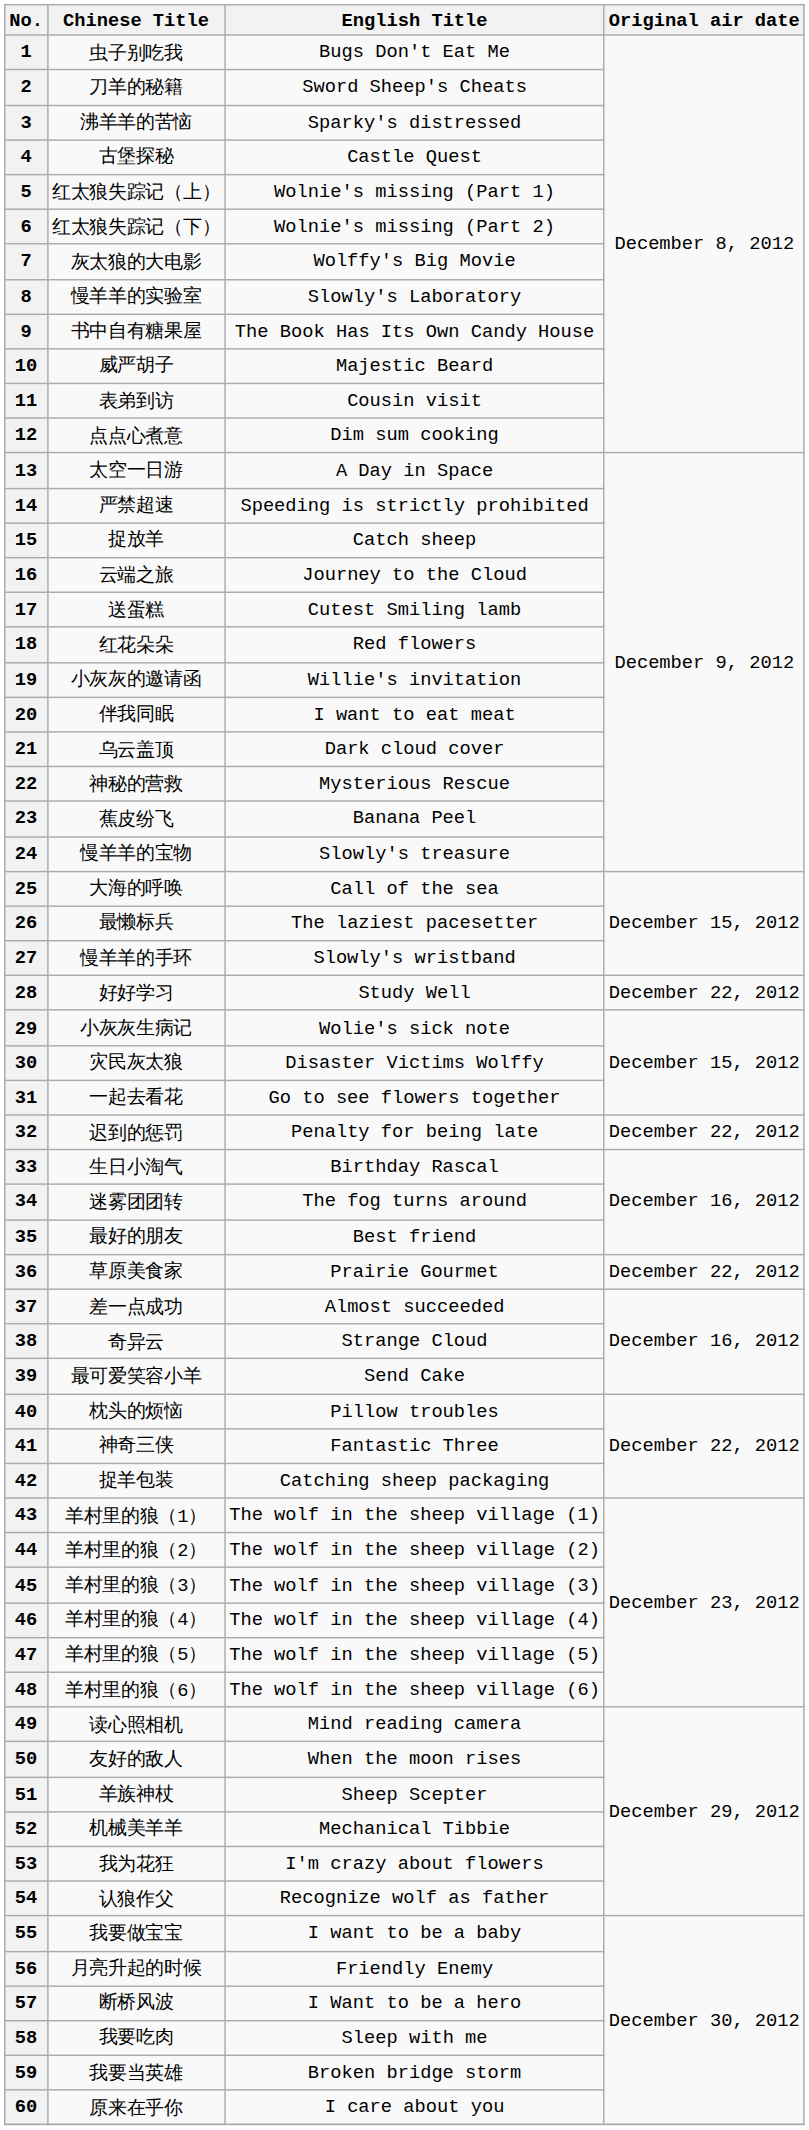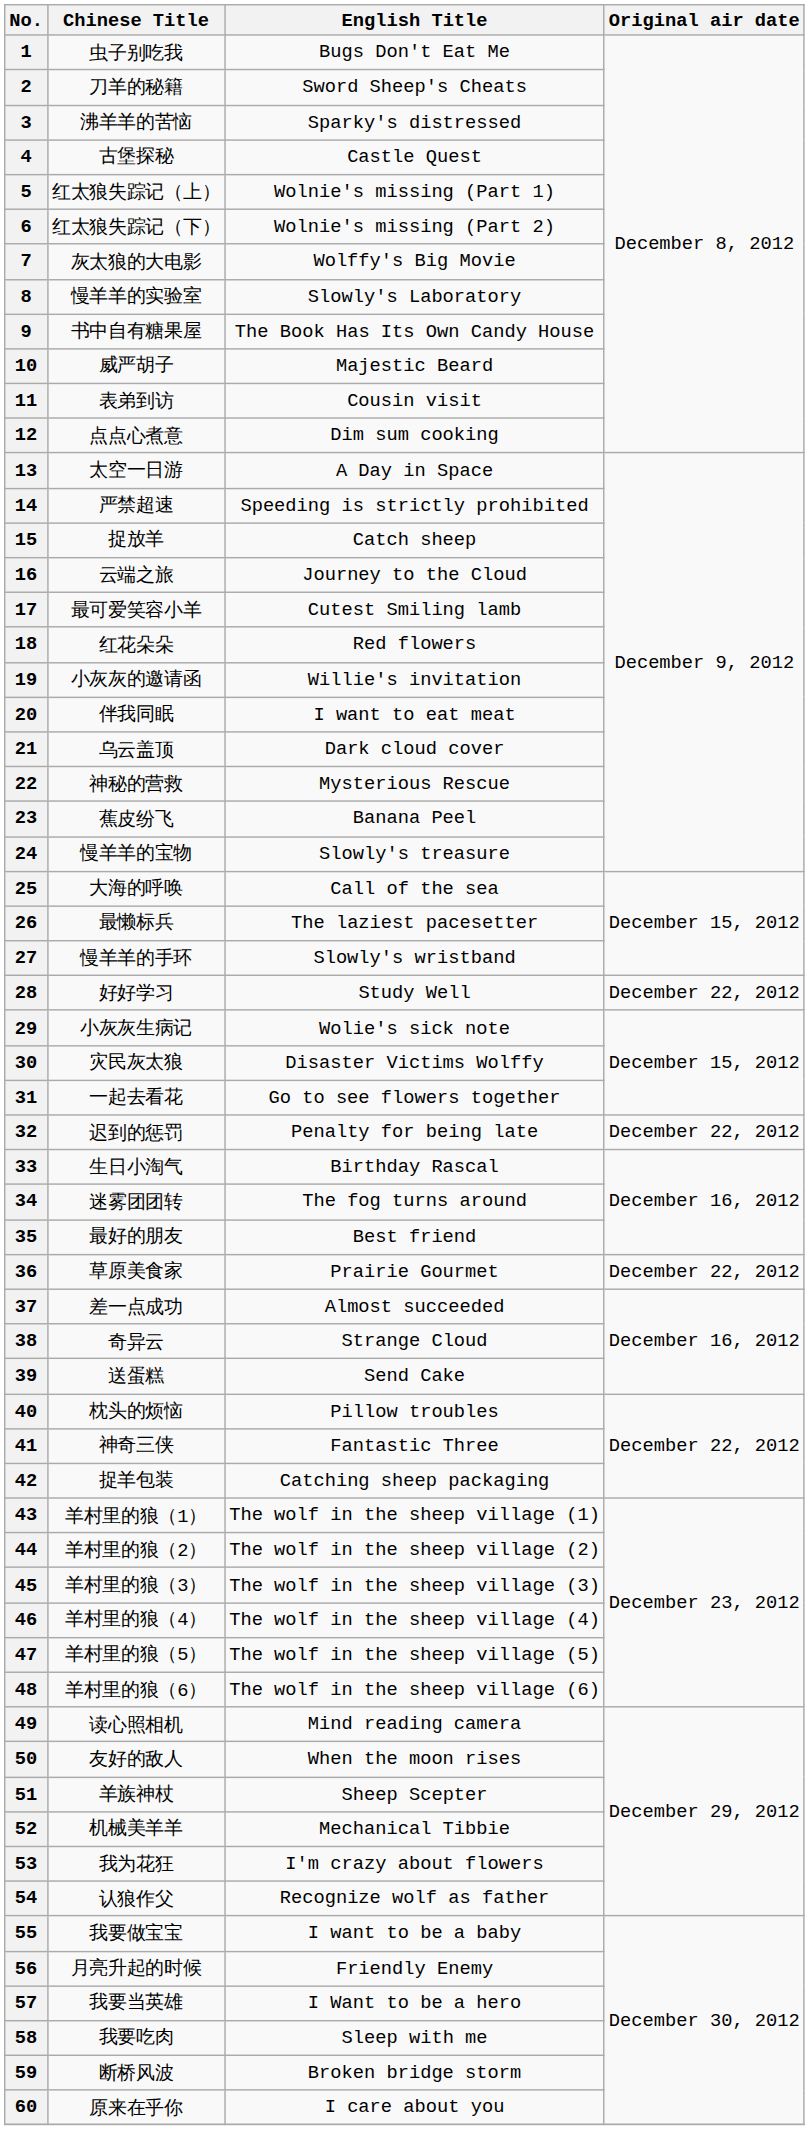(136, 611) 送蛋糕 -> (136, 611) 最可爱笑容小羊
(136, 1377) 最可爱笑容小羊 -> (136, 1377) 送蛋糕
(136, 2004) 断桥风波 -> (136, 2004) 我要当英雄
(136, 2074) 我要当英雄 -> (136, 2074) 断桥风波
